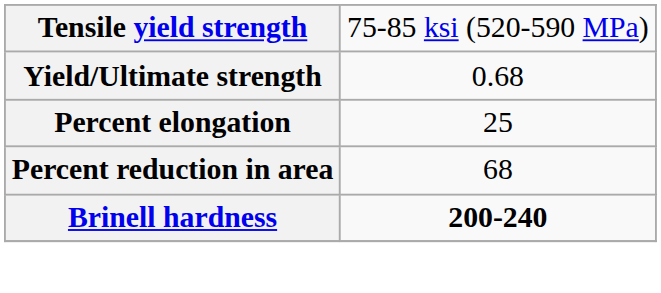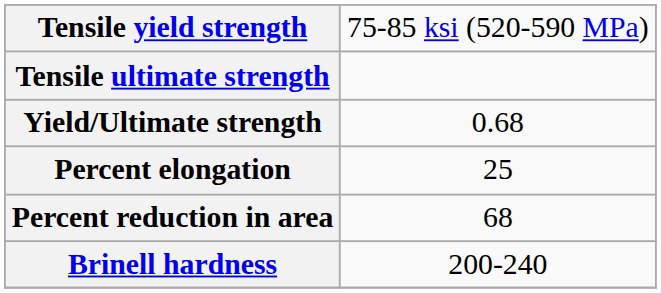+ row: (173, 75)
(498, 216) bold -> (498, 264) normal
